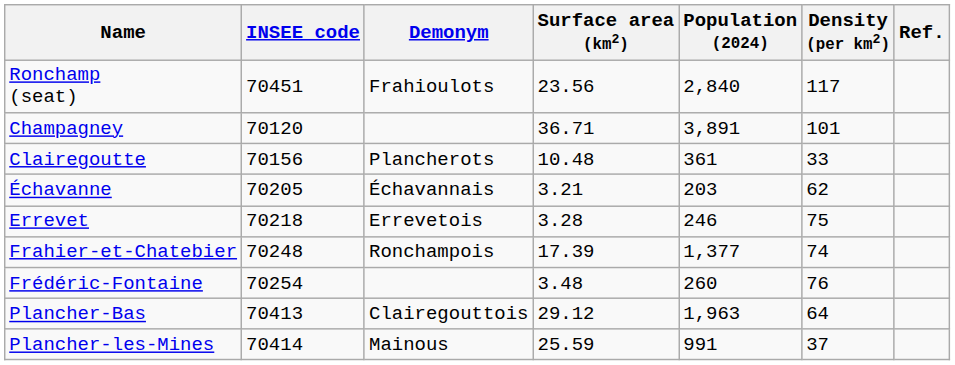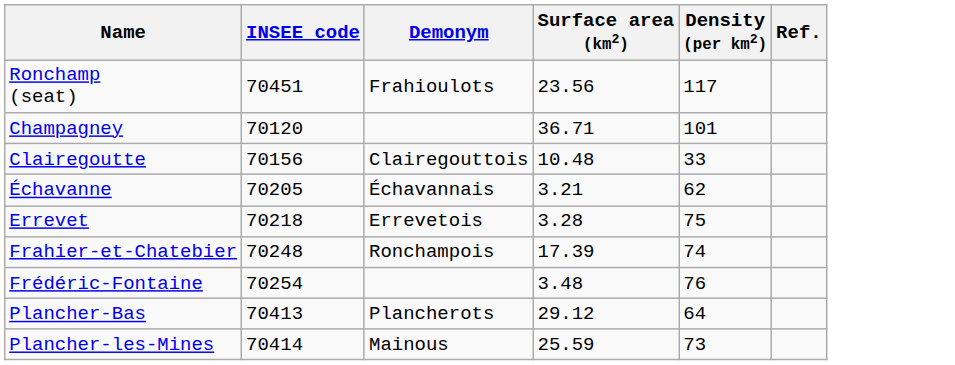- column: (740, 32)
(432, 159) Plancherots -> (449, 159) Clairegouttois
(449, 314) Clairegouttois -> (432, 314) Plancherots
(818, 345) 37 -> (695, 345) 73
